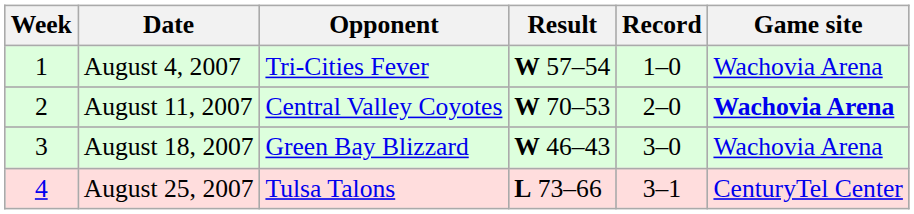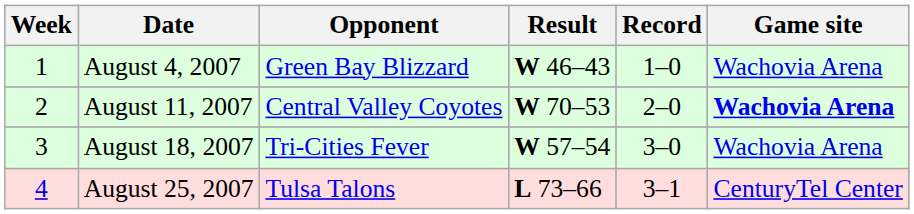(347, 66) Tri-Cities Fever -> (367, 66) Green Bay Blizzard
(562, 66) W 57–54 -> (562, 66) W 46–43
(367, 147) Green Bay Blizzard -> (347, 147) Tri-Cities Fever
(562, 147) W 46–43 -> (562, 147) W 57–54
